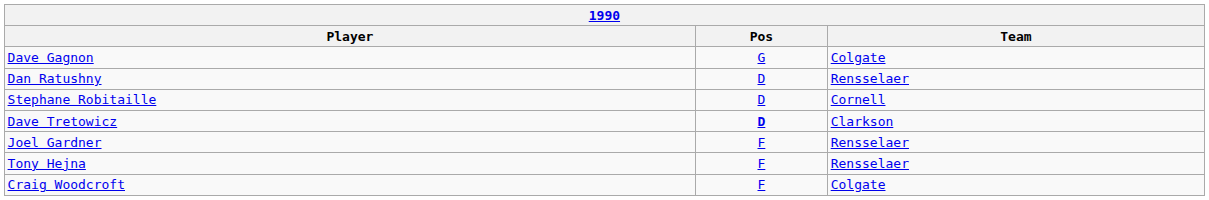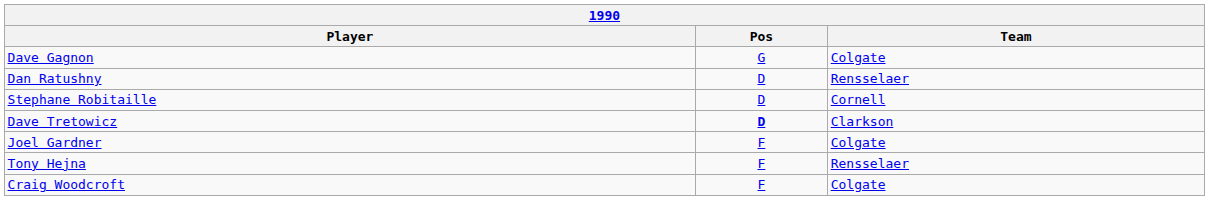(870, 142) Rensselaer -> (858, 142) Colgate
